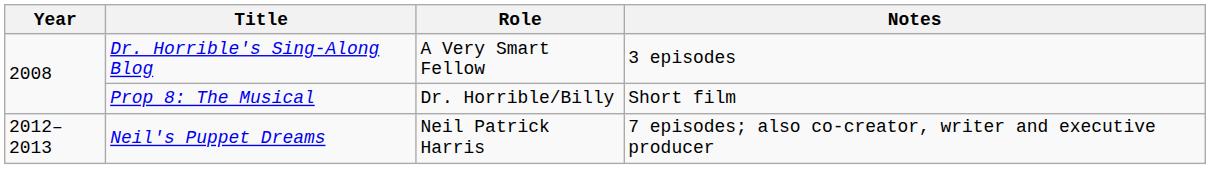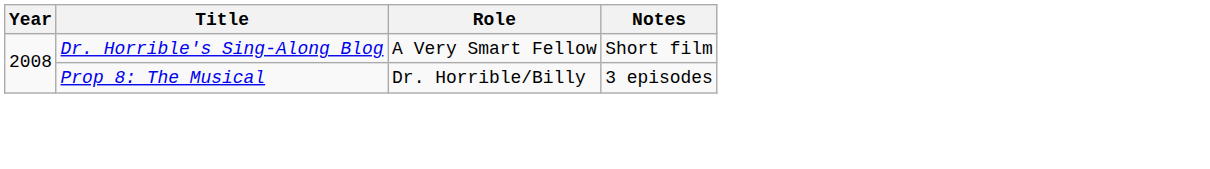(682, 59) 3 episodes -> (659, 49) Short film
(682, 98) Short film -> (659, 78) 3 episodes
- row: (218, 138)
